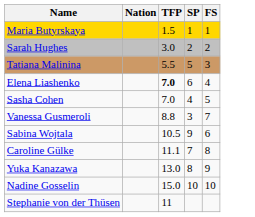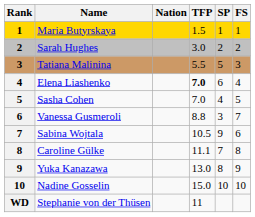+ column: (20, 13)
